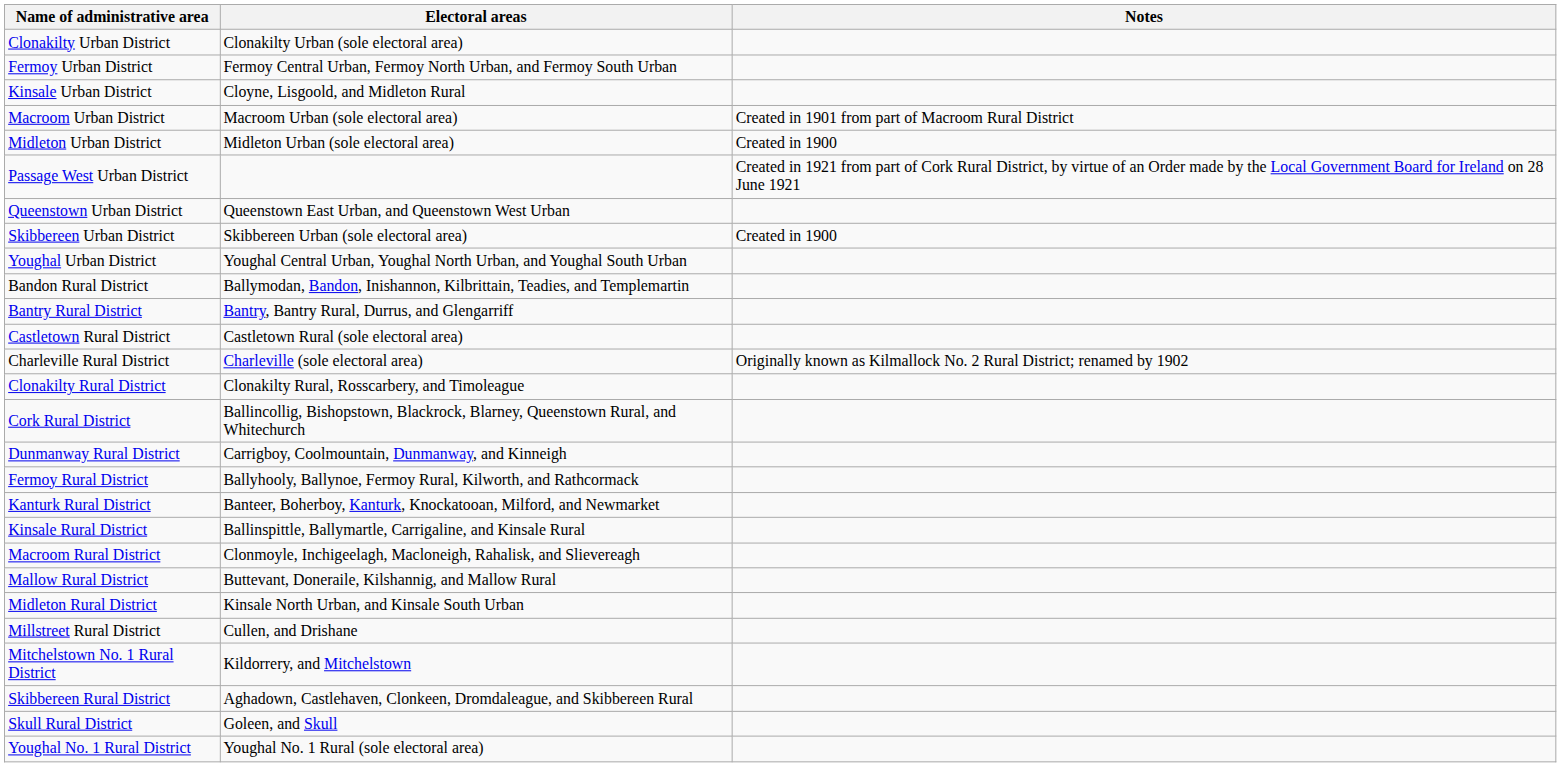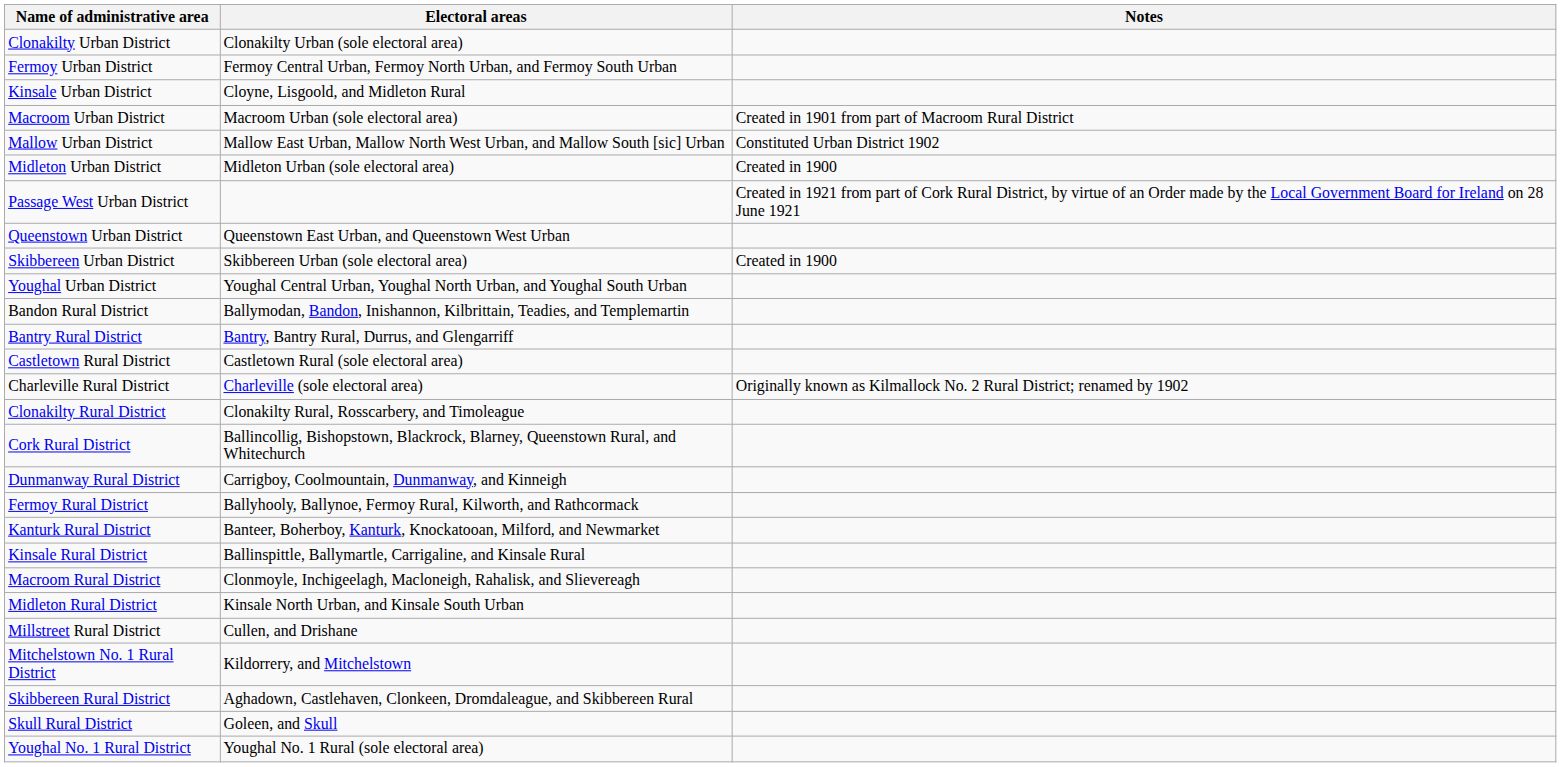+ row: (80, 142)
- row: (78, 580)
